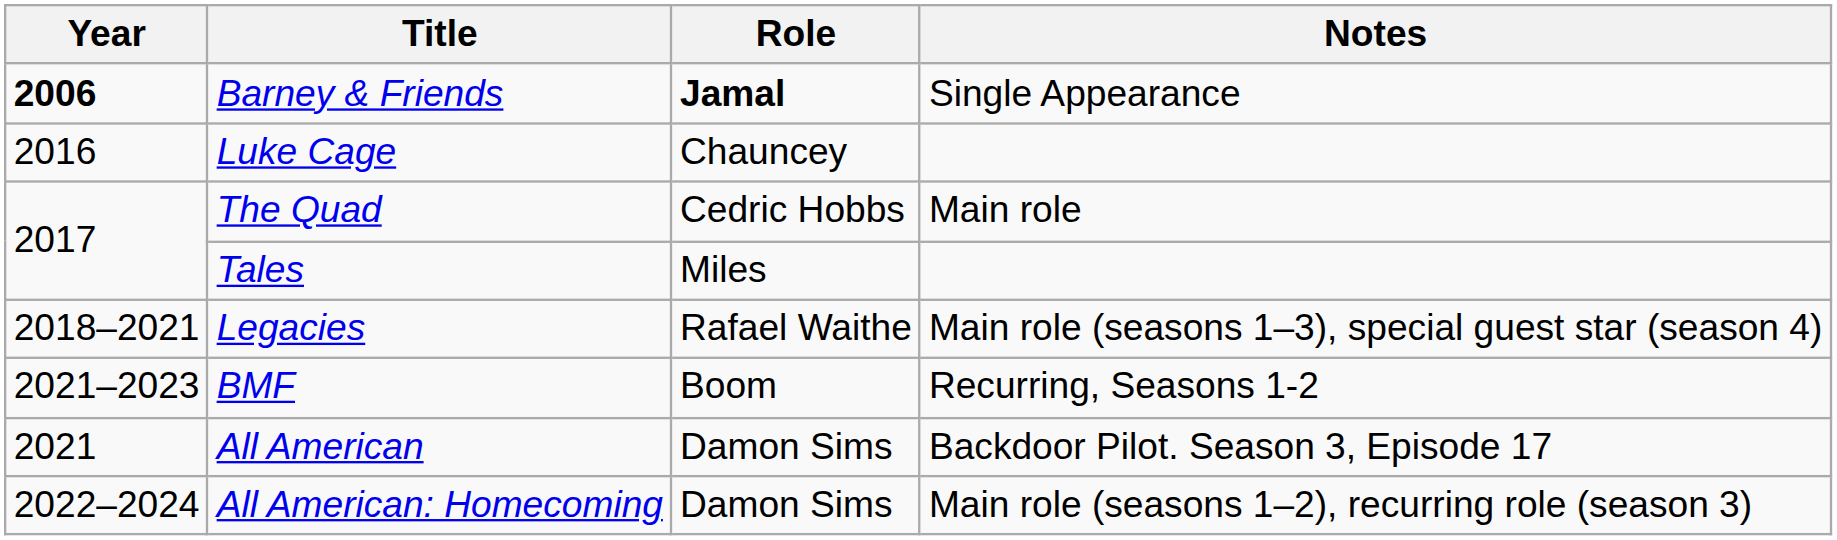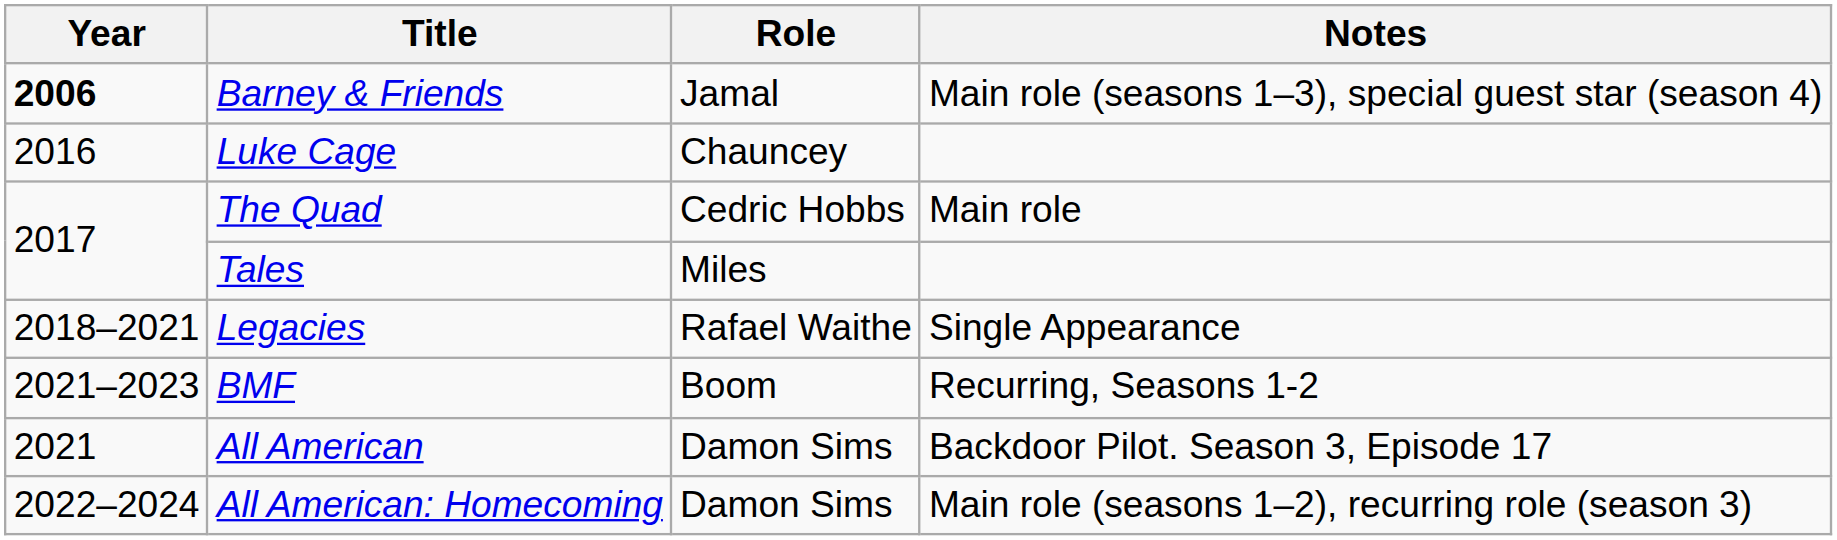(733, 92) bold -> (730, 92) normal
(1085, 92) Single Appearance -> (1376, 92) Main role (seasons 1–3), special guest star (season 4)
(1376, 328) Main role (seasons 1–3), special guest star (season 4) -> (1085, 328) Single Appearance
